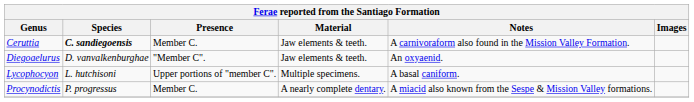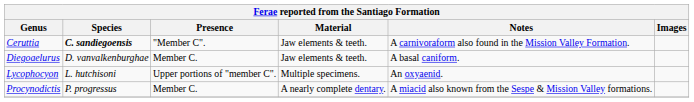(175, 43) Member C. -> (179, 43) "Member C".
(179, 58) "Member C". -> (175, 58) Member C.
(417, 58) An oxyaenid. -> (425, 58) A basal caniform.
(425, 74) A basal caniform. -> (417, 74) An oxyaenid.
